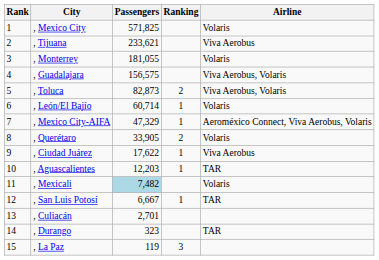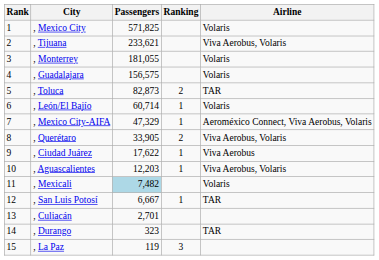(229, 44) Viva Aerobus -> (244, 44) Viva Aerobus, Volaris
(244, 75) Viva Aerobus, Volaris -> (216, 75) Volaris
(244, 91) Viva Aerobus, Volaris -> (212, 91) TAR
(216, 138) Volaris -> (244, 138) Viva Aerobus, Volaris
(212, 169) TAR -> (244, 169) Viva Aerobus, Volaris
